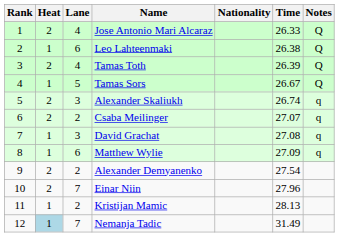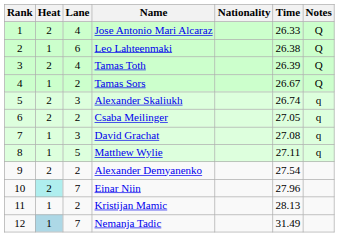(77, 83) 5 -> (77, 83) 2
(288, 118) 27.07 -> (288, 118) 27.05
(77, 153) 6 -> (77, 153) 5
(288, 153) 27.09 -> (288, 153) 27.11
(49, 188) no background -> (49, 188) paleturquoise background
